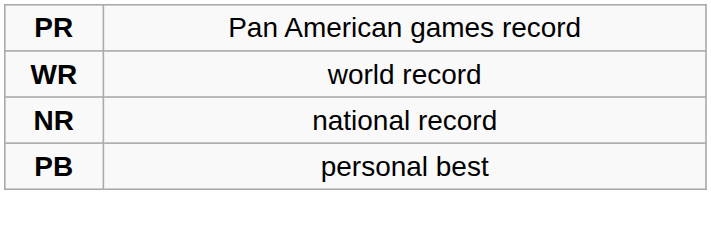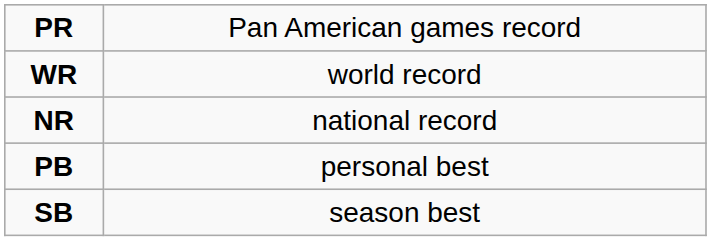+ row: (54, 211)
